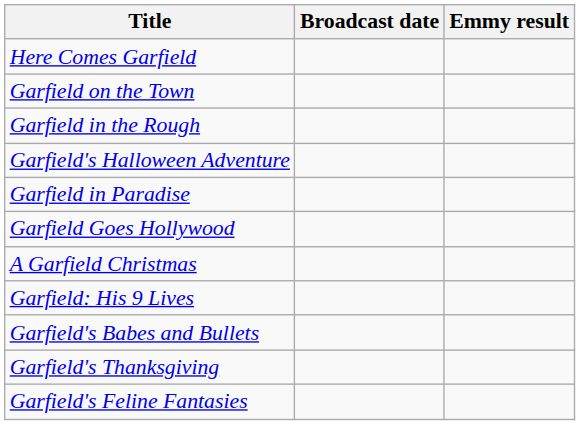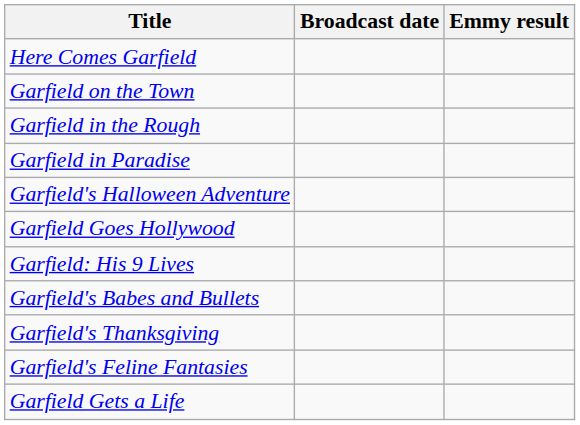rows swapped: (150, 159) <-> (100, 194)
- row: (103, 263)
+ row: (97, 401)
